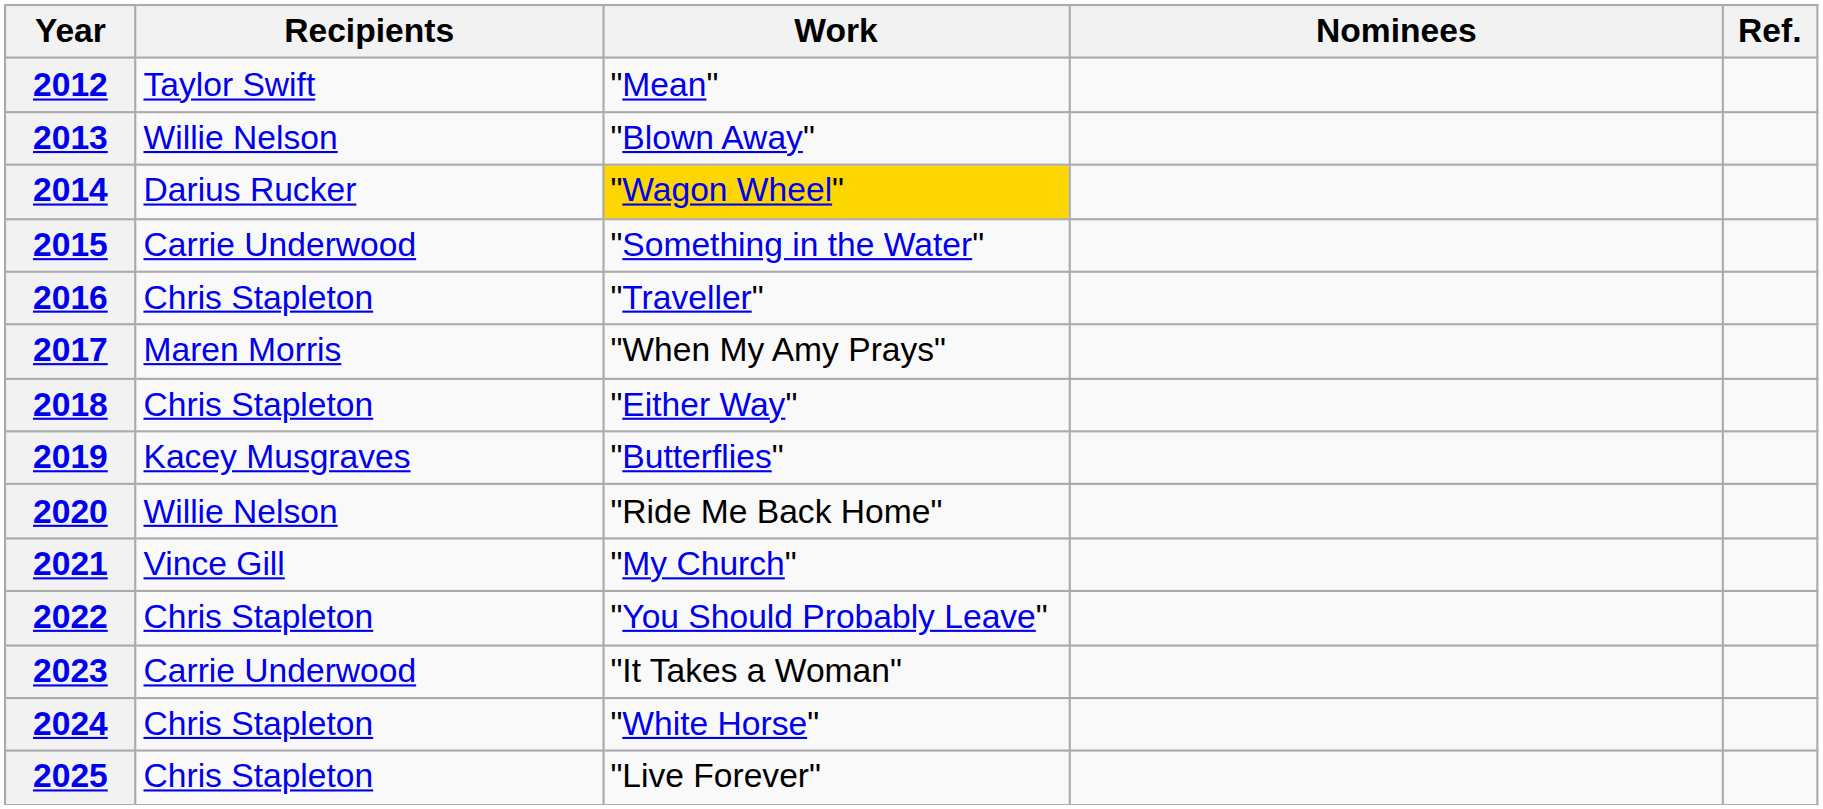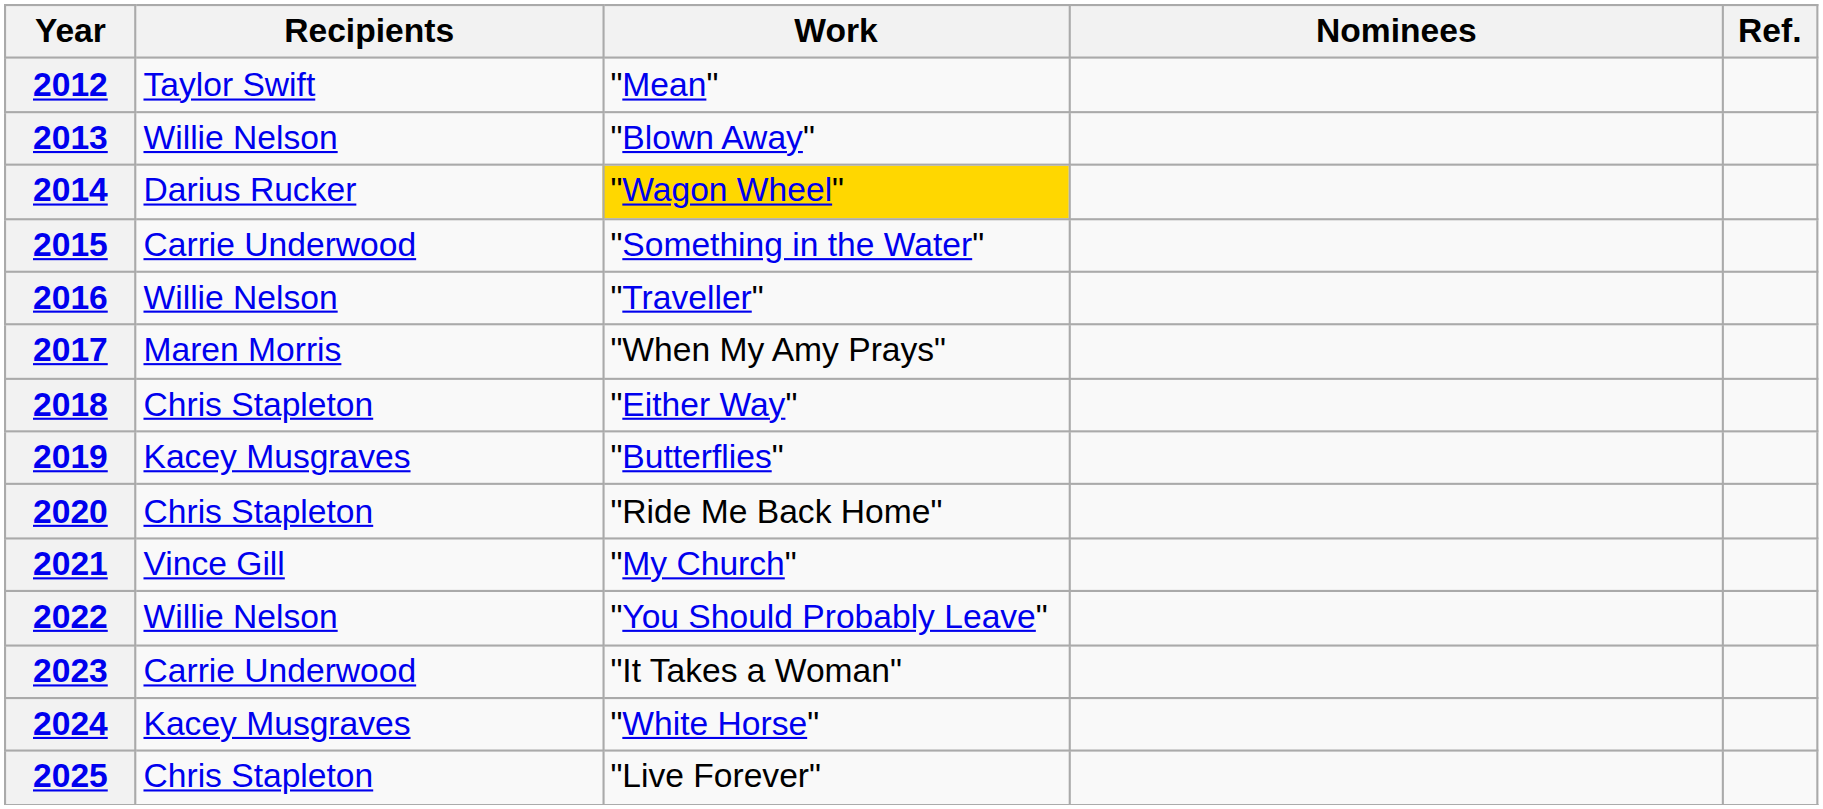(258, 297) Chris Stapleton -> (241, 297) Willie Nelson
(241, 510) Willie Nelson -> (258, 510) Chris Stapleton
(258, 617) Chris Stapleton -> (241, 617) Willie Nelson
(258, 723) Chris Stapleton -> (277, 723) Kacey Musgraves
